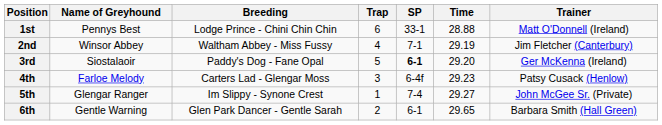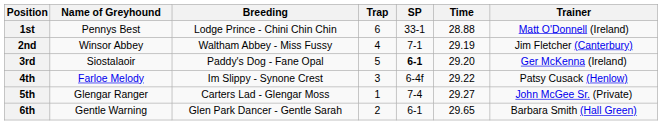(265, 78) Carters Lad - Glengar Moss -> (265, 78) Im Slippy - Synone Crest
(462, 78) 29.23 -> (462, 78) 29.22
(265, 95) Im Slippy - Synone Crest -> (265, 95) Carters Lad - Glengar Moss
